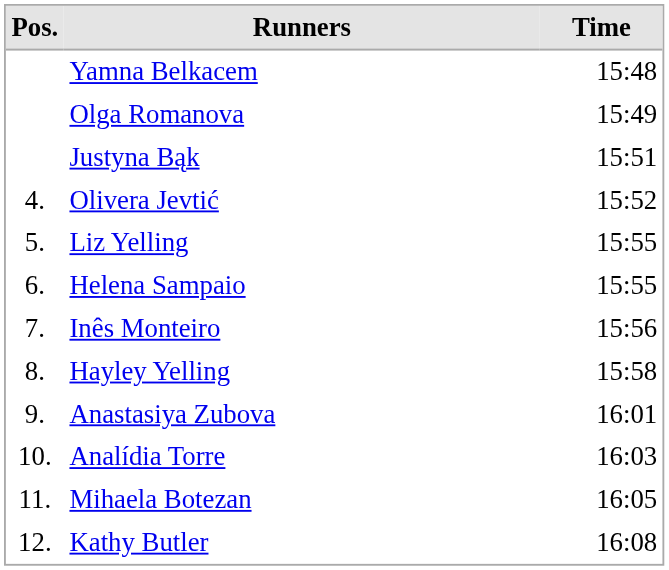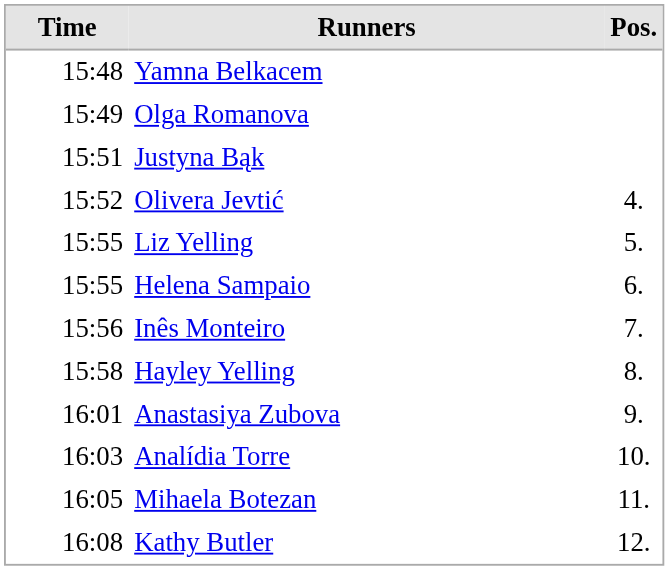columns swapped: (35, 26) <-> (601, 26)
